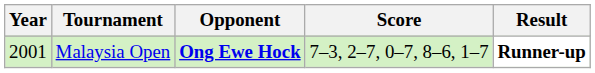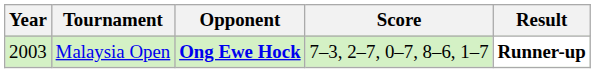(28, 51) 2001 -> (28, 51) 2003
